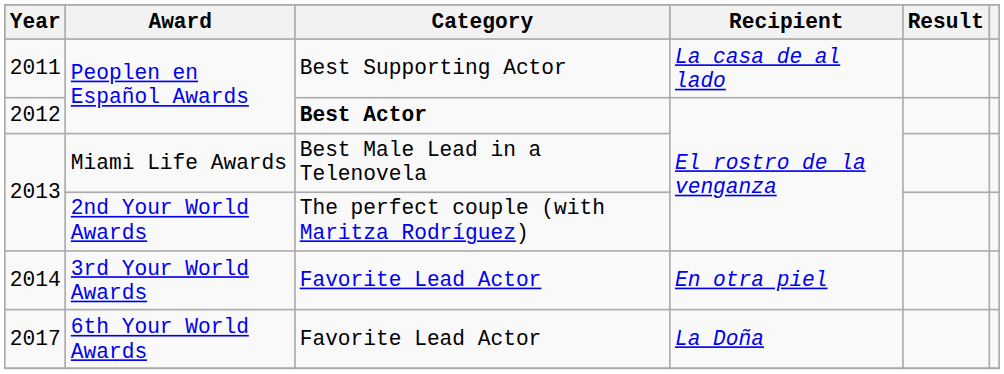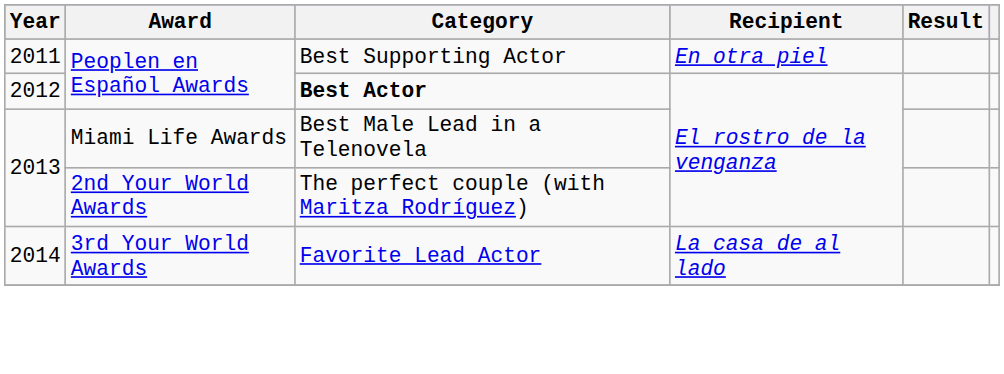(758, 69) La casa de al lado -> (751, 57) En otra piel
(751, 280) En otra piel -> (758, 256) La casa de al lado
- row: (35, 339)
